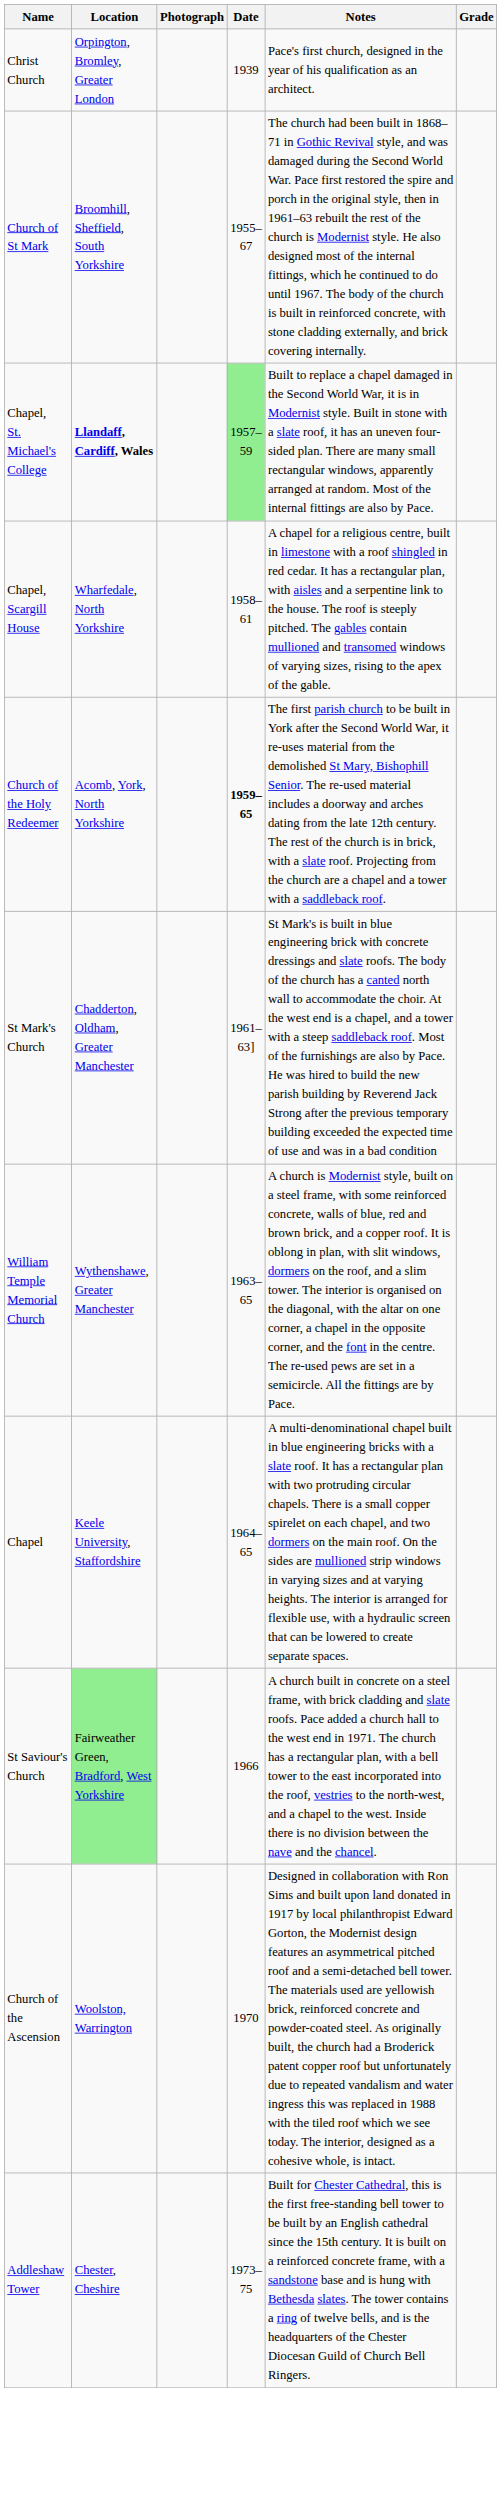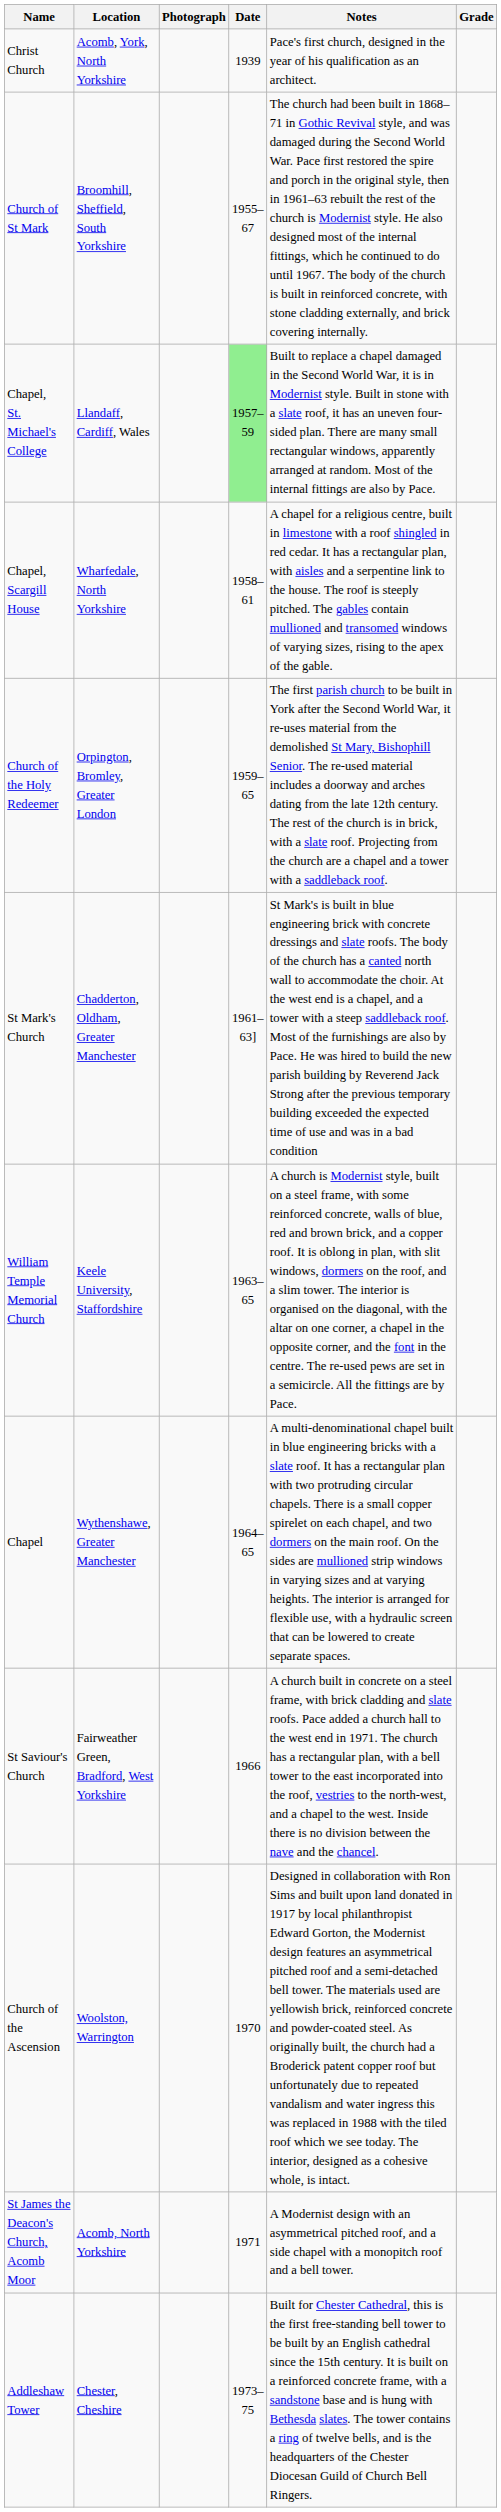(102, 70) Orpington, Bromley, Greater London -> (112, 60) Acomb, York, North Yorkshire
(114, 442) bold -> (113, 423) normal
(110, 804) Acomb, York, North Yorkshire -> (104, 785) Orpington, Bromley, Greater London
(246, 804) bold -> (248, 785) normal
(112, 1290) Wythenshawe, Greater Manchester -> (110, 1290) Keele University, Staffordshire
(108, 1542) Keele University, Staffordshire -> (114, 1542) Wythenshawe, Greater Manchester
(113, 1766) lightgreen background -> (115, 1766) no background
+ row: (39, 2242)
